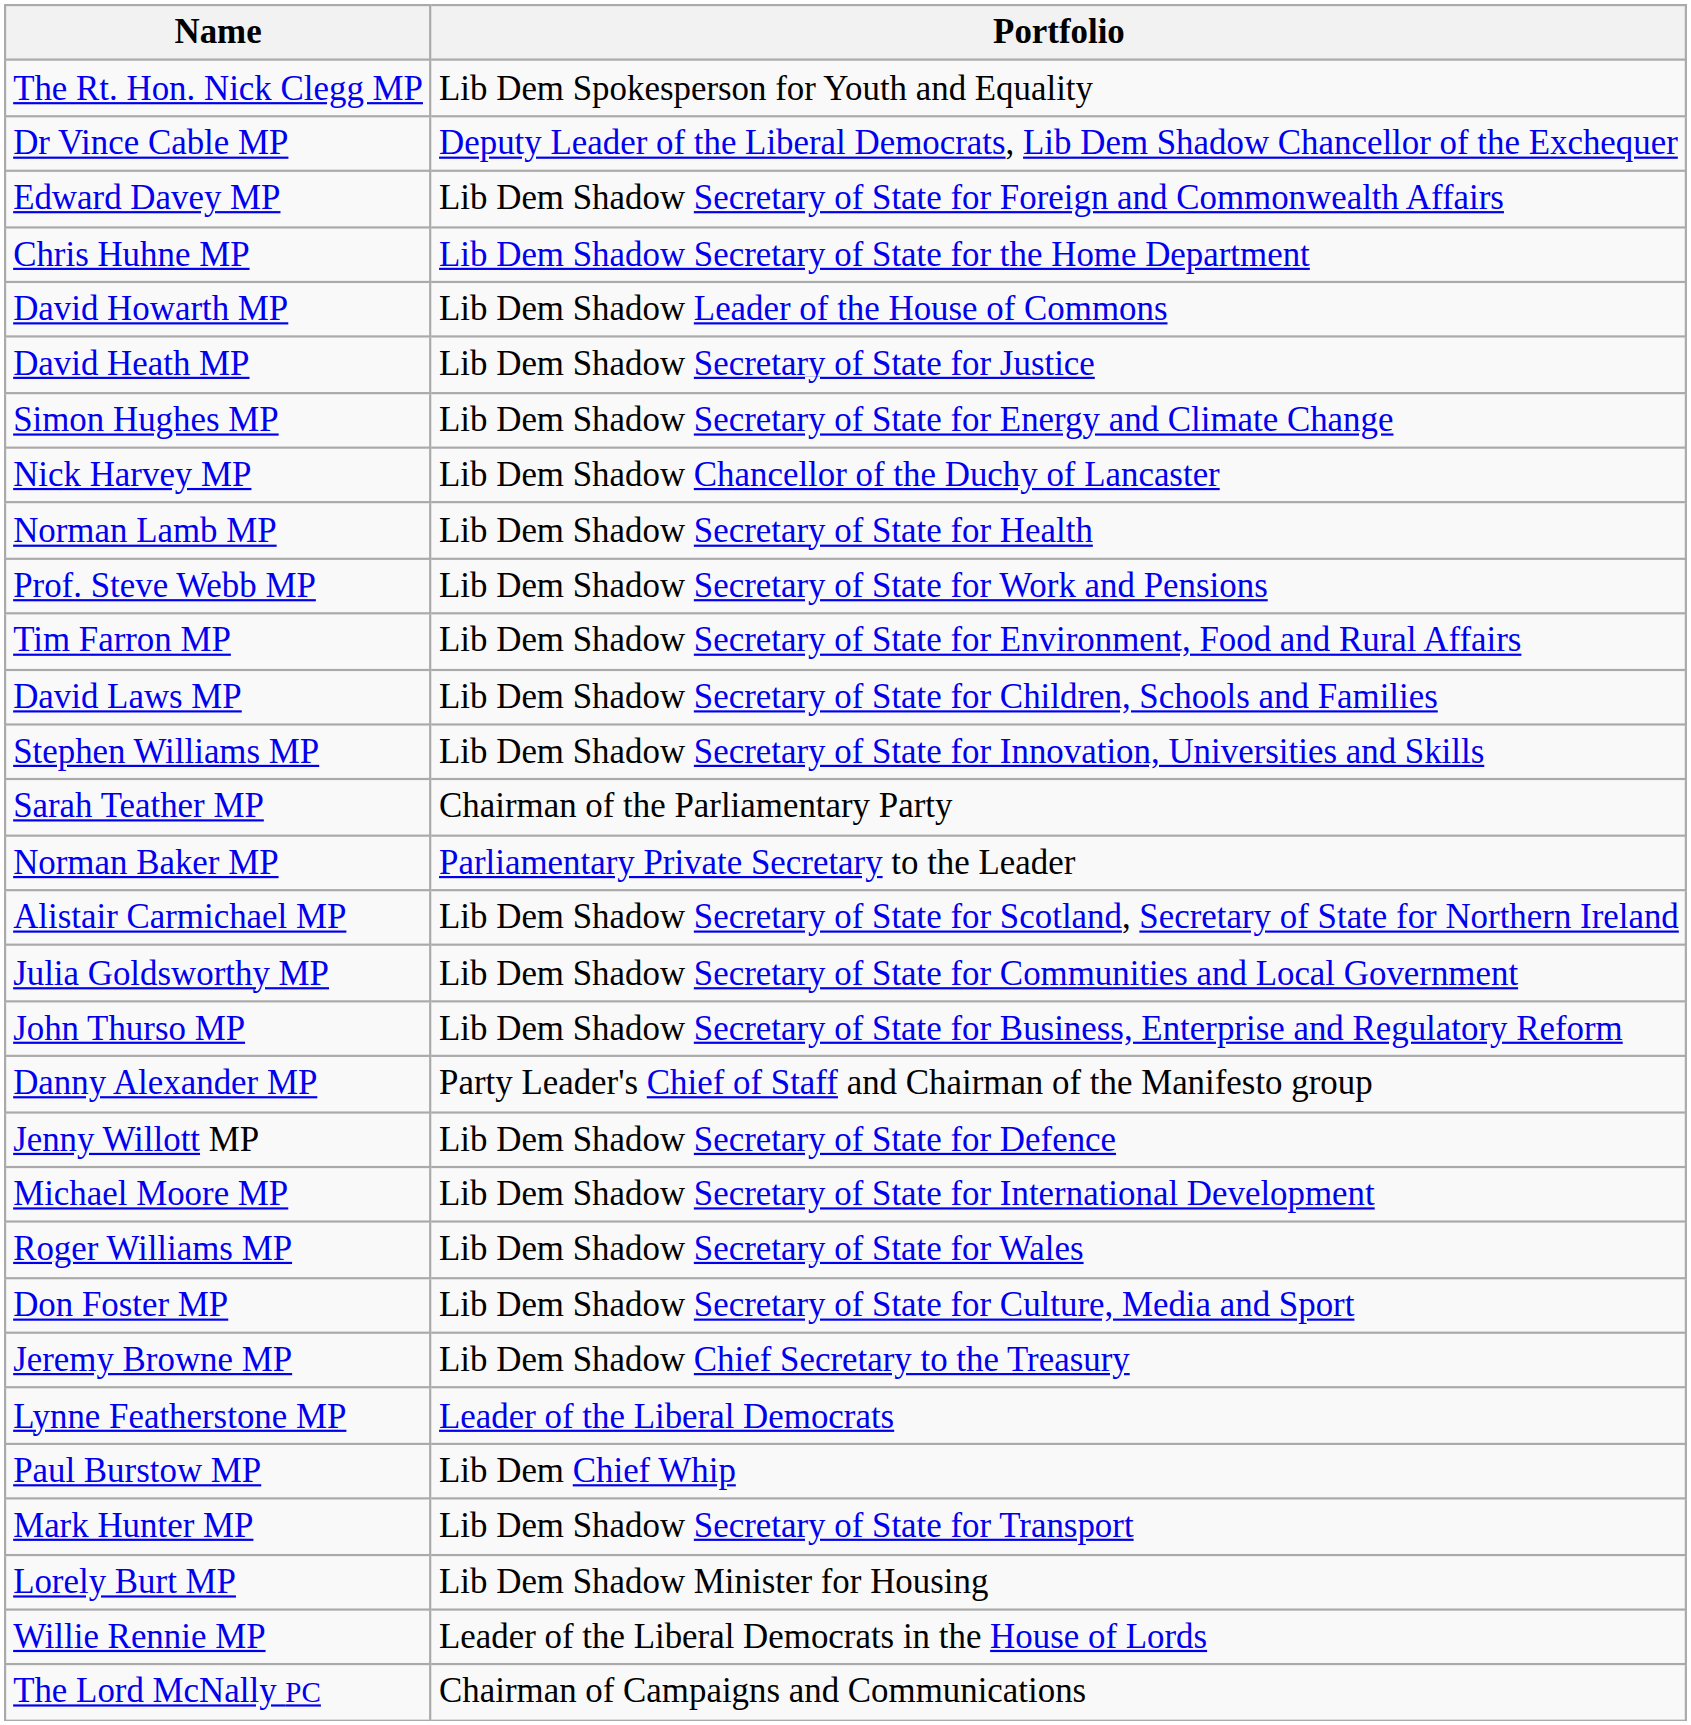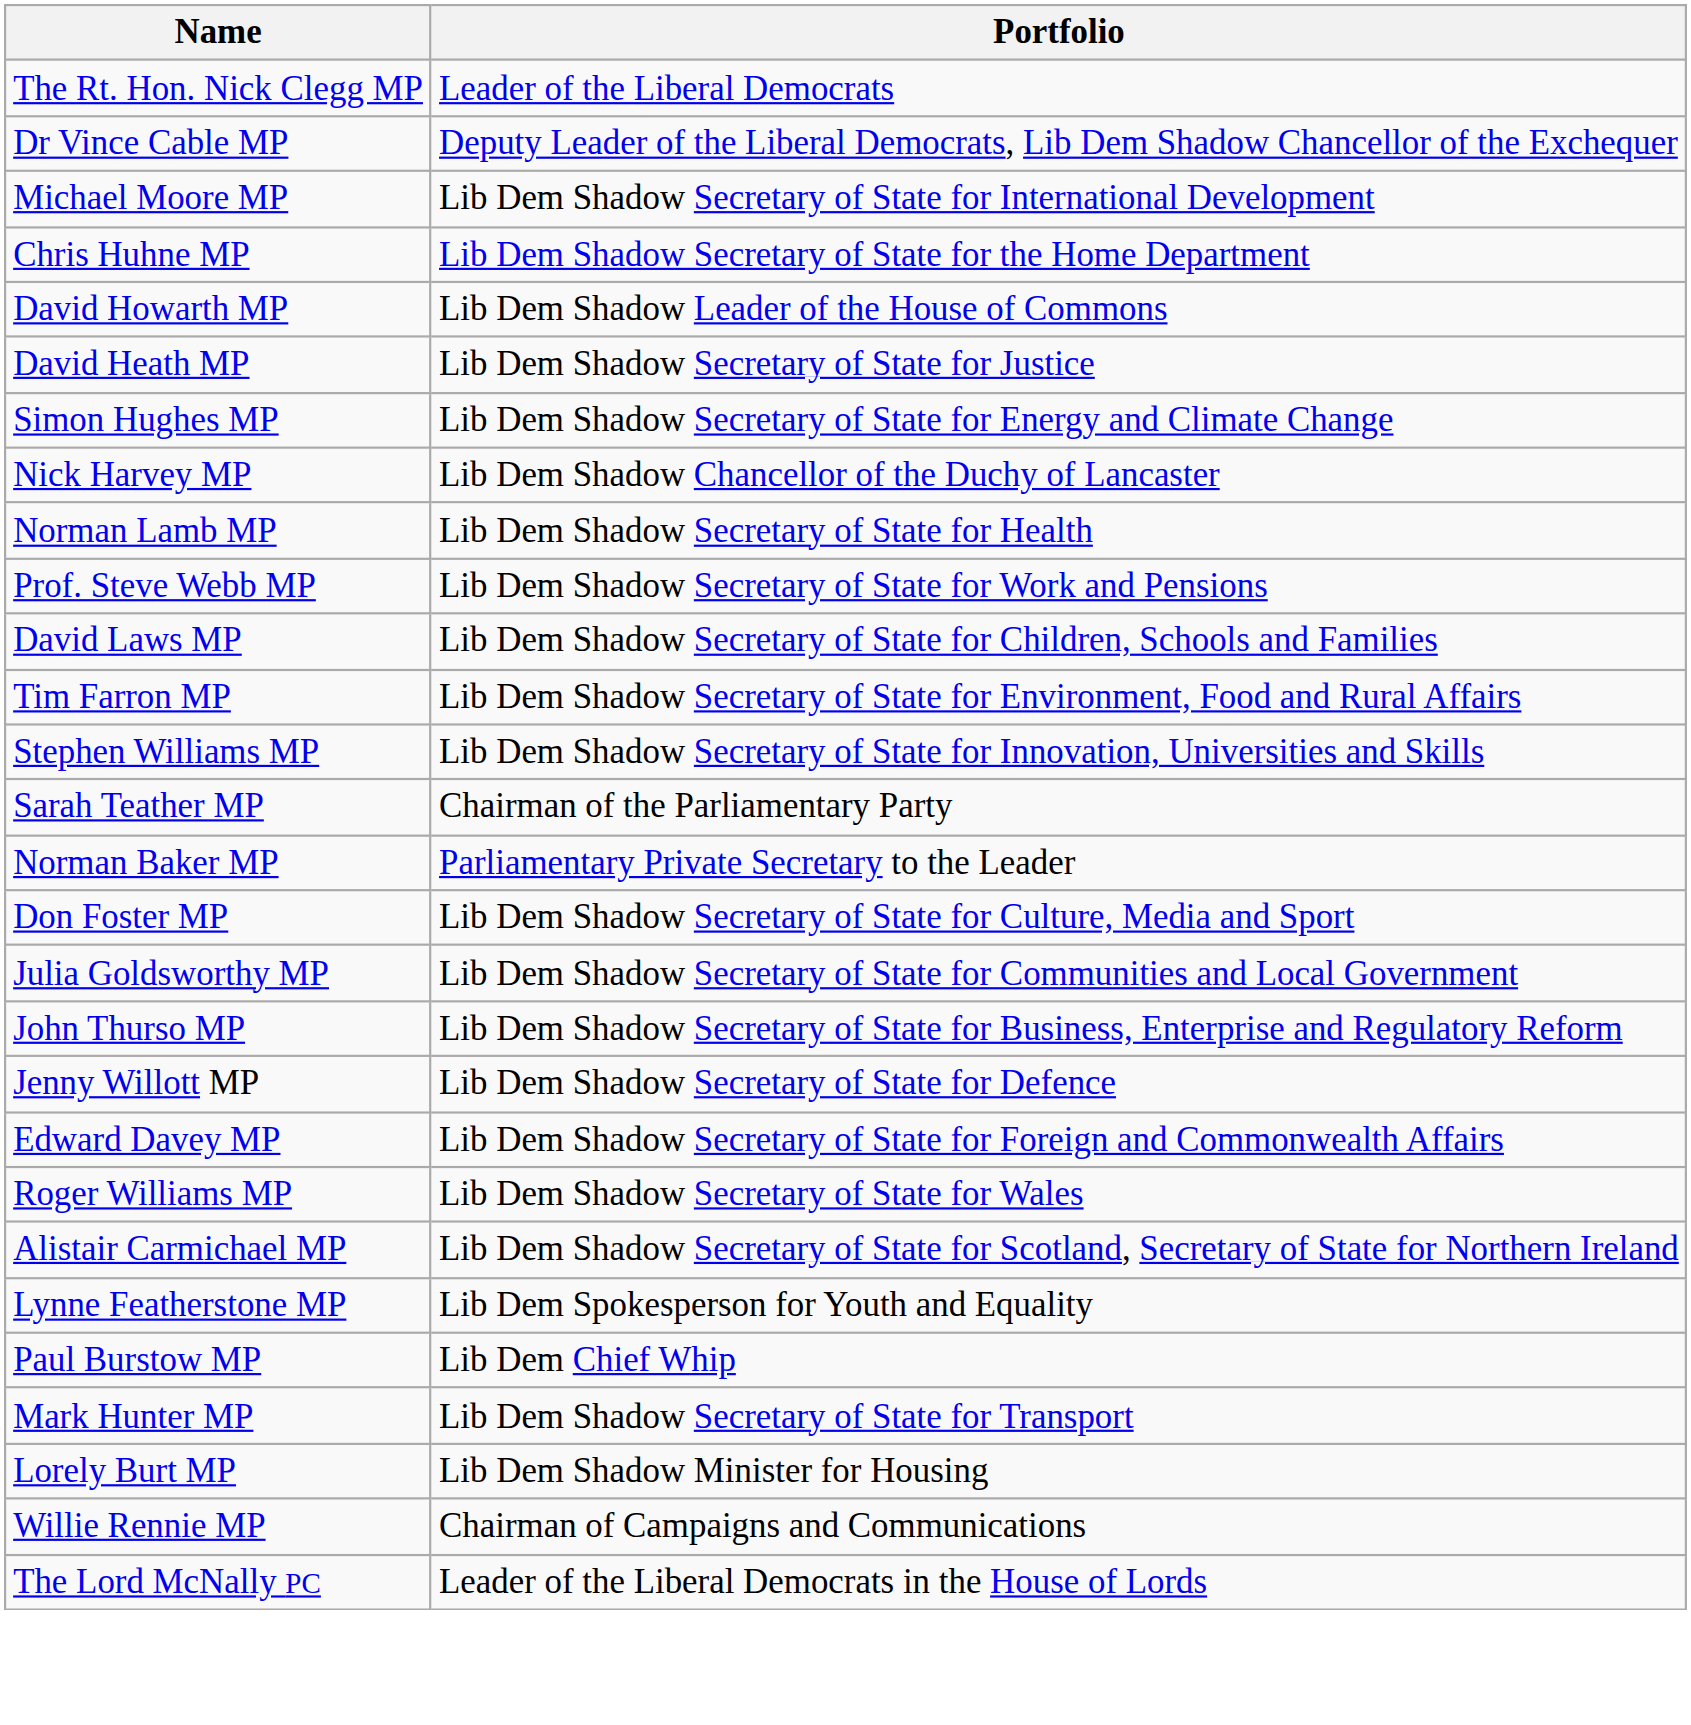(766, 87) Lib Dem Spokesperson for Youth and Equality -> (667, 87) Leader of the Liberal Democrats
rows swapped: (147, 198) <-> (151, 1193)
rows swapped: (122, 640) <-> (127, 695)
rows swapped: (121, 1304) <-> (180, 917)
- row: (165, 1083)
- row: (153, 1359)
(667, 1415) Leader of the Liberal Democrats -> (766, 1304) Lib Dem Spokesperson for Youth and Equality
(823, 1636) Leader of the Liberal Democrats in the House of Lords -> (763, 1525) Chairman of Campaigns and Communications
(763, 1691) Chairman of Campaigns and Communications -> (823, 1581) Leader of the Liberal Democrats in the House of Lords
